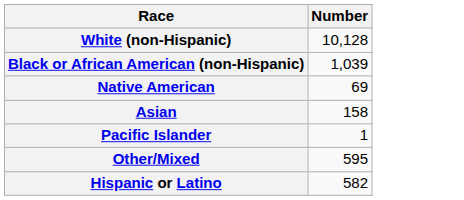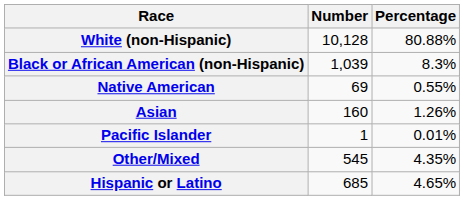+ column: (416, 16)
(356, 111) 158 -> (356, 111) 160
(356, 159) 595 -> (356, 159) 545
(356, 183) 582 -> (356, 183) 685
